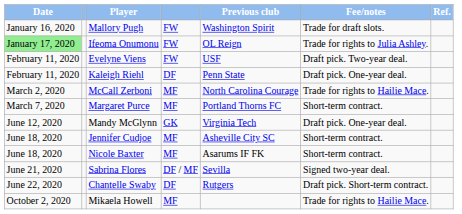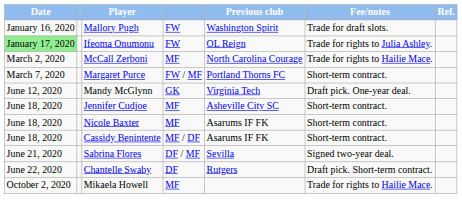- row: (117, 59)
- row: (116, 75)
(170, 106) MF -> (184, 75) FW / MF
+ row: (122, 138)
